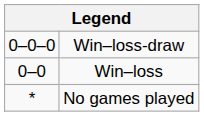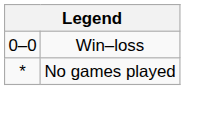- row: (129, 45)
